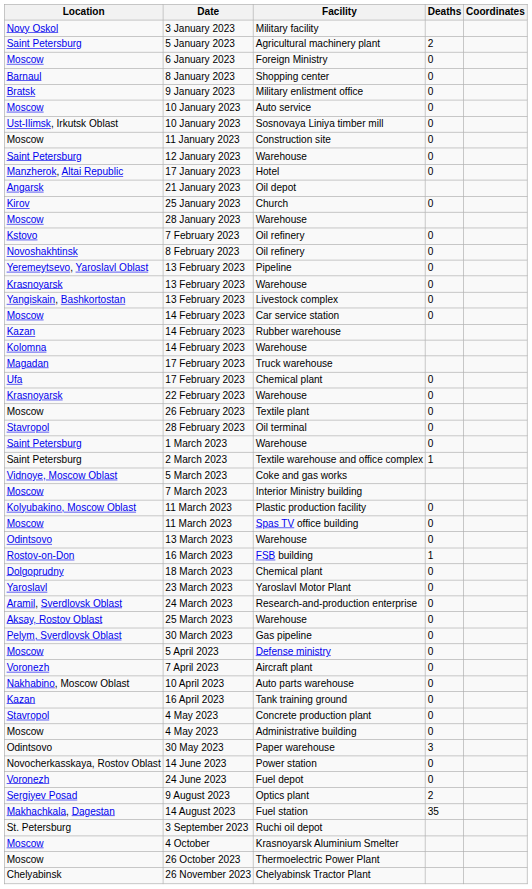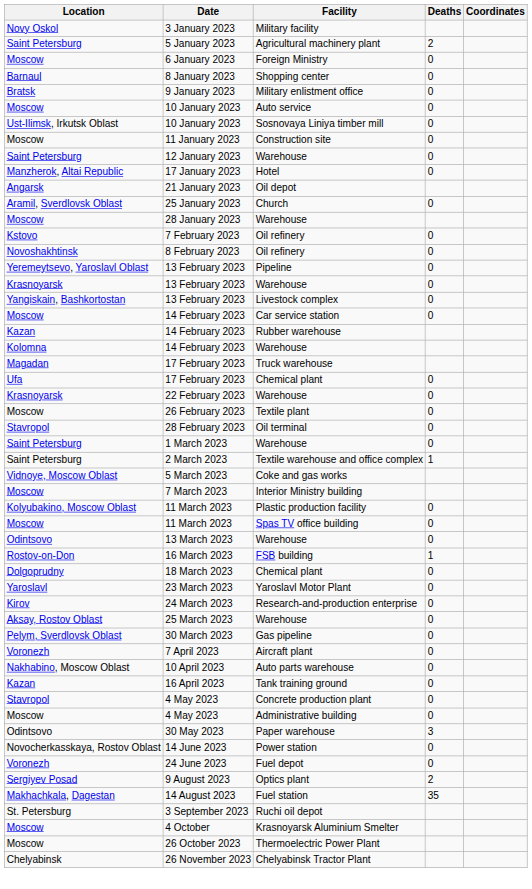(18, 204) Kirov -> (64, 204) Aramil, Sverdlovsk Oblast
(64, 603) Aramil, Sverdlovsk Oblast -> (18, 603) Kirov
- row: (192, 651)
